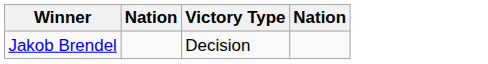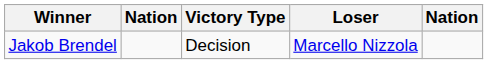+ column: (356, 17)
